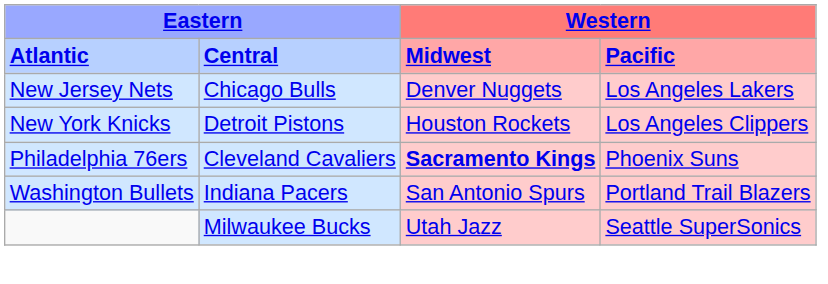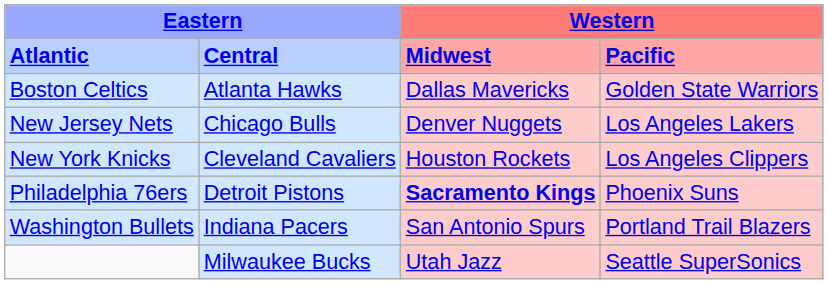+ row: (79, 90)
(274, 124) Detroit Pistons -> (300, 158) Cleveland Cavaliers
(300, 158) Cleveland Cavaliers -> (274, 192) Detroit Pistons
